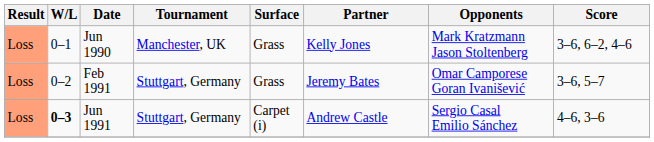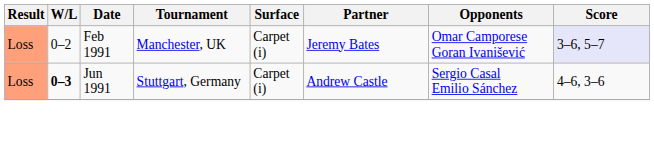- row: (97, 44)
(189, 81) Stuttgart, Germany -> (181, 44) Manchester, UK
(269, 81) Grass -> (271, 44) Carpet (i)
(581, 81) no background -> (581, 44) lavender background
